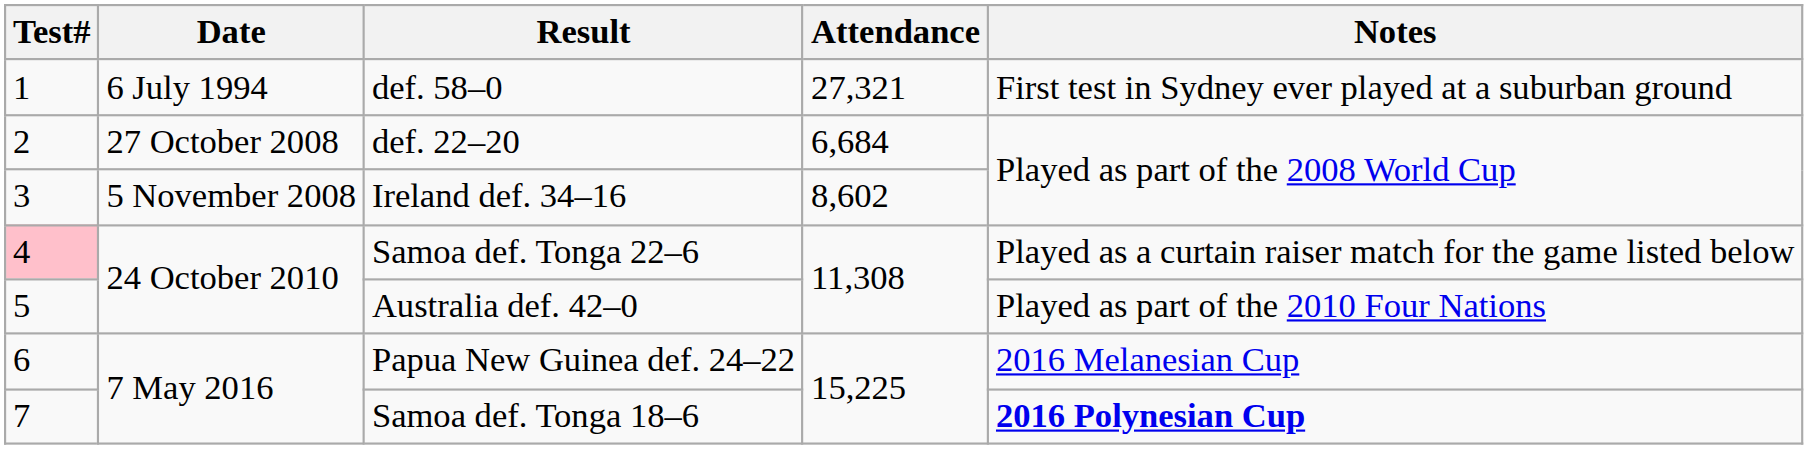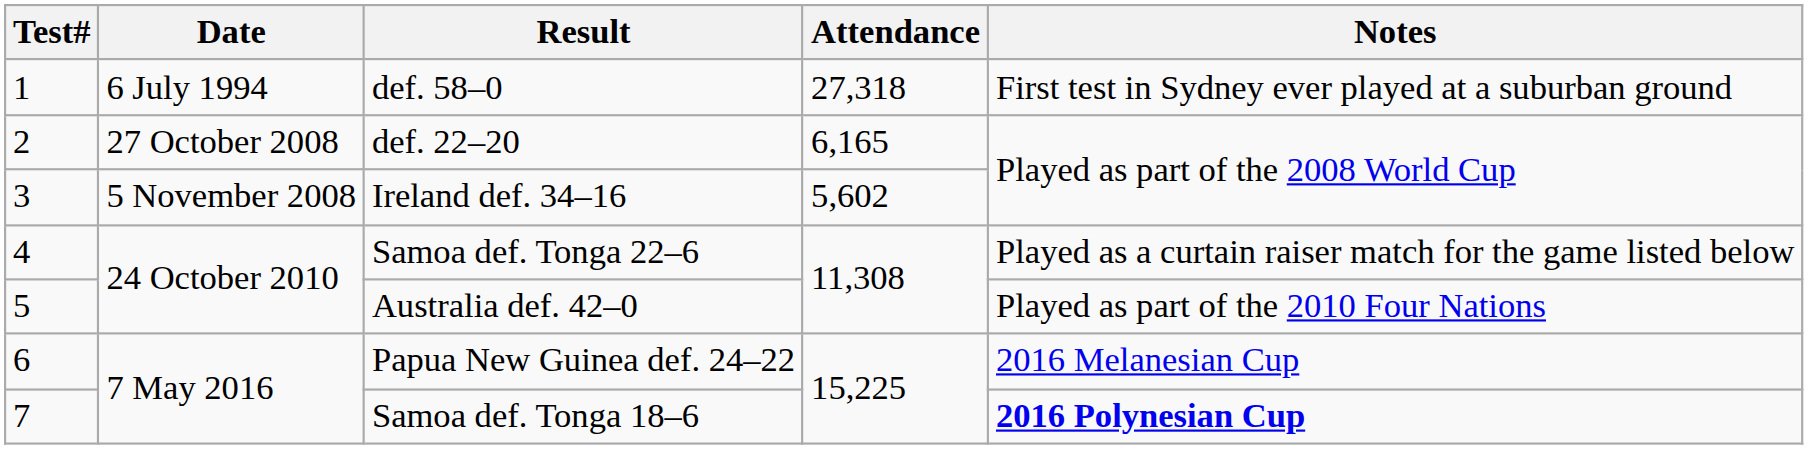(859, 86) 27,321 -> (859, 86) 27,318
(850, 141) 6,684 -> (850, 141) 6,165
(850, 196) 8,602 -> (850, 196) 5,602
(22, 251) pink background -> (22, 251) no background
